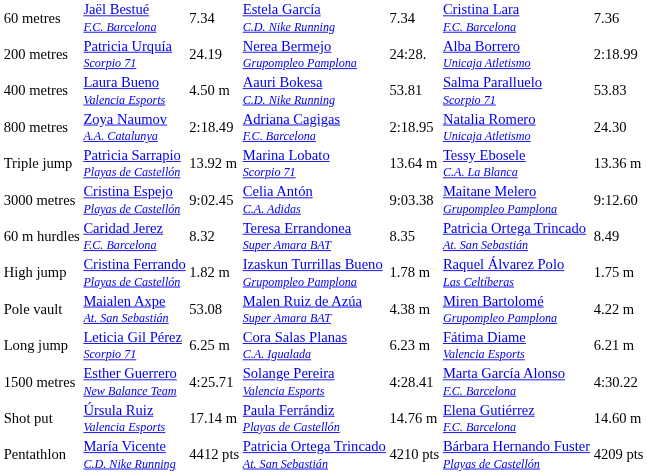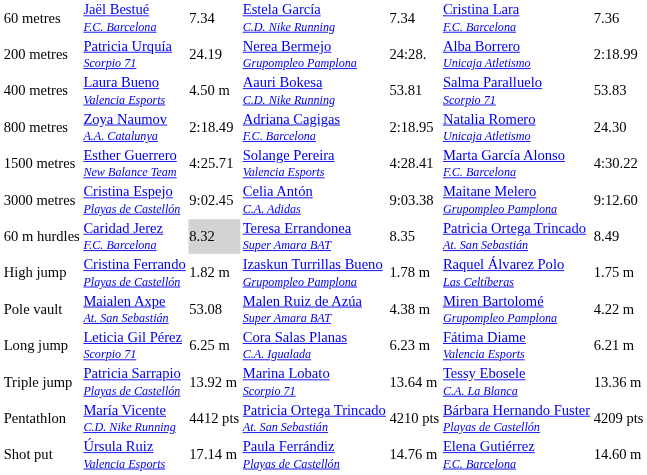rows swapped: (40, 382) <-> (38, 163)
(202, 236) no background -> (202, 236) lightgrey background
rows swapped: (28, 418) <-> (35, 454)
